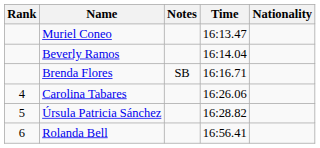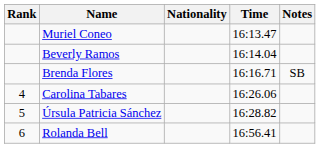columns swapped: (282, 14) <-> (182, 14)
